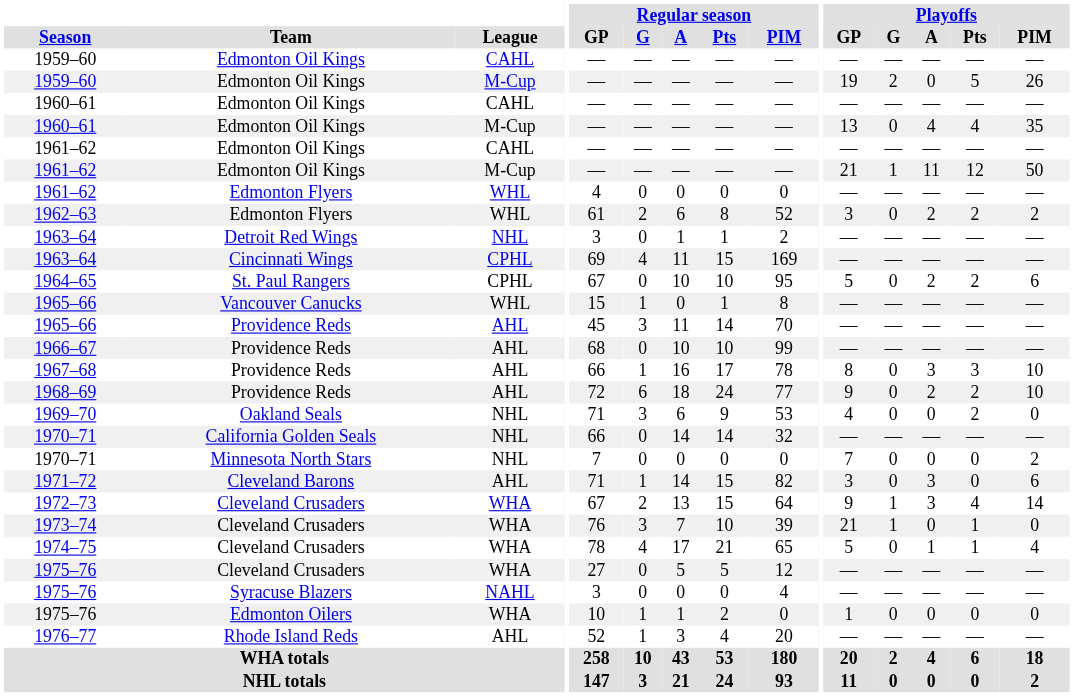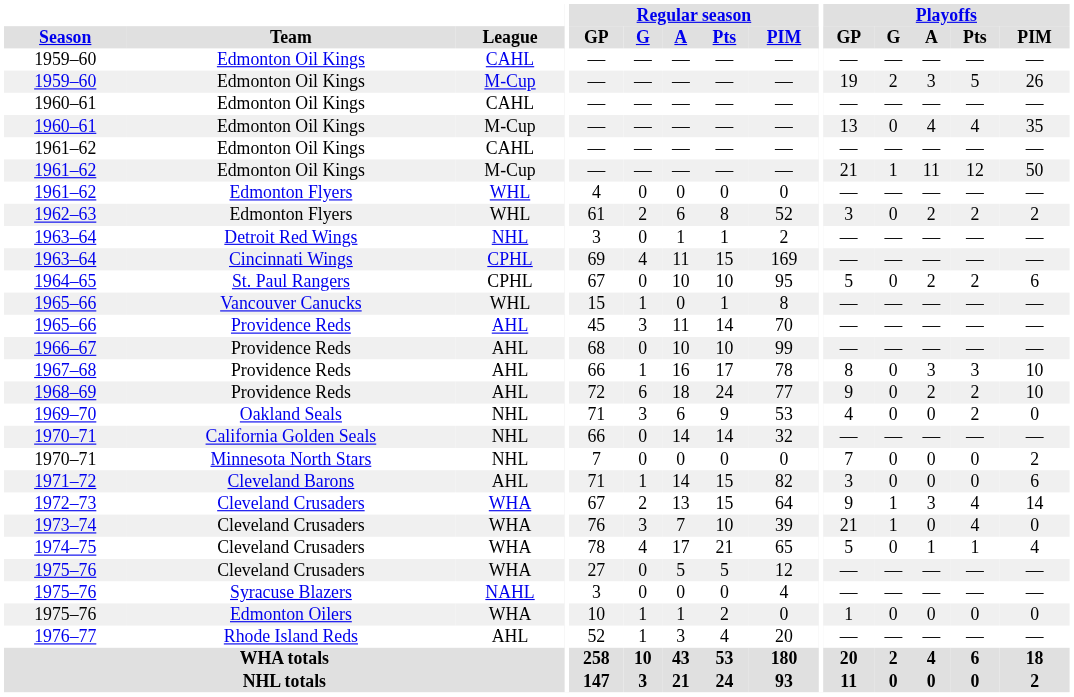(931, 81) 0 -> (931, 81) 3
(931, 481) 3 -> (931, 481) 0
(975, 525) 1 -> (975, 525) 4
